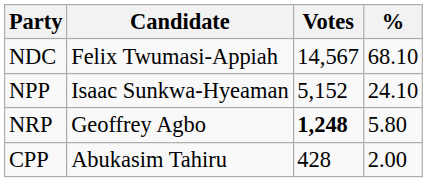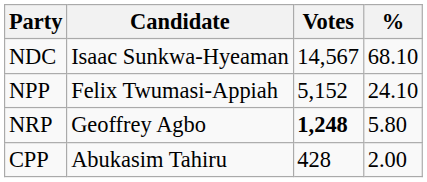(175, 56) Felix Twumasi-Appiah -> (180, 56) Isaac Sunkwa-Hyeaman
(180, 90) Isaac Sunkwa-Hyeaman -> (175, 90) Felix Twumasi-Appiah
